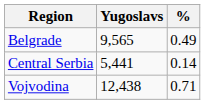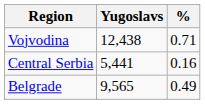rows swapped: (38, 87) <-> (35, 39)
(183, 63) 0.14 -> (183, 63) 0.16
